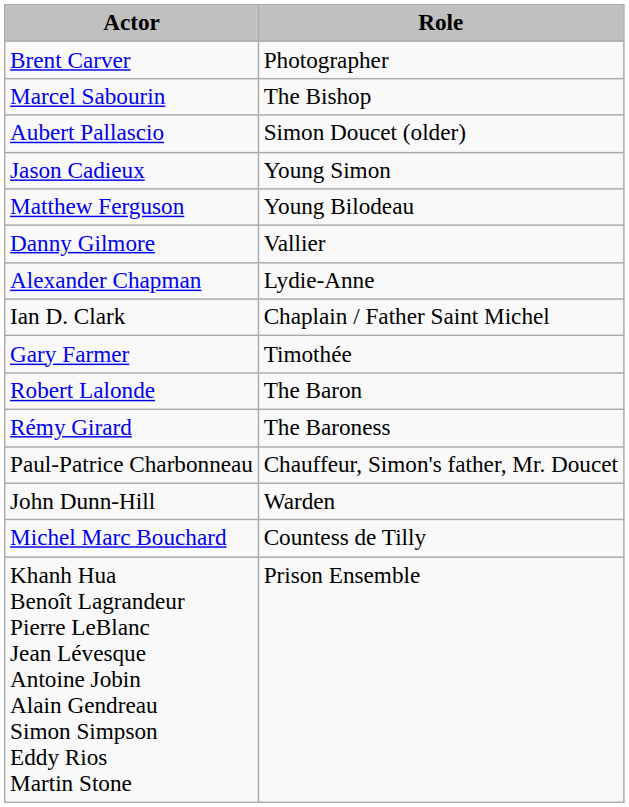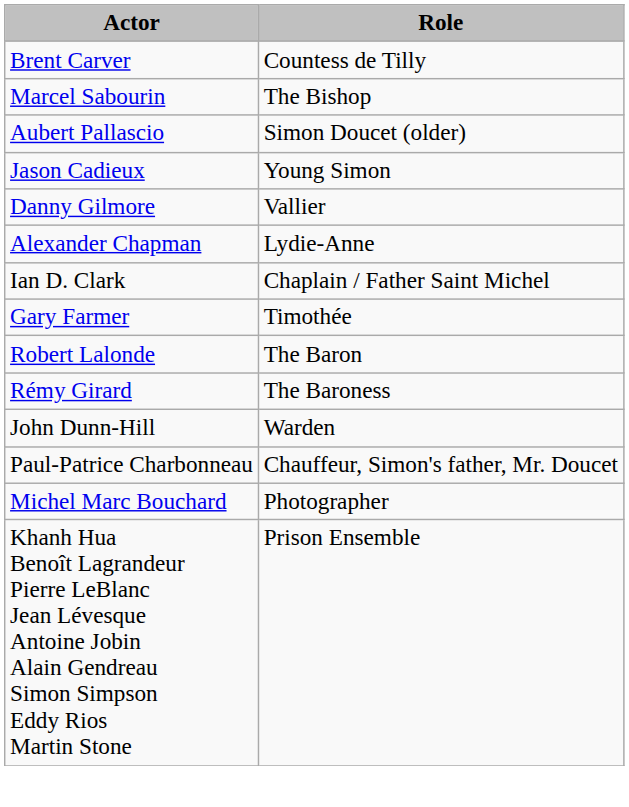(326, 59) Photographer -> (345, 59) Countess de Tilly
- row: (97, 206)
rows swapped: (83, 501) <-> (132, 464)
(345, 538) Countess de Tilly -> (326, 501) Photographer
